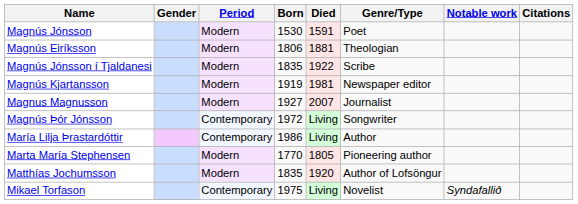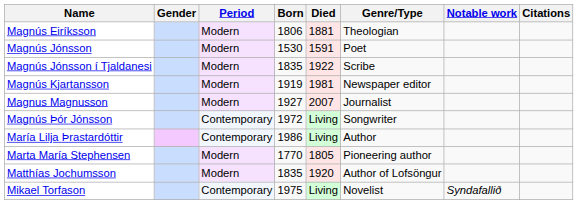rows swapped: (51, 48) <-> (49, 31)
